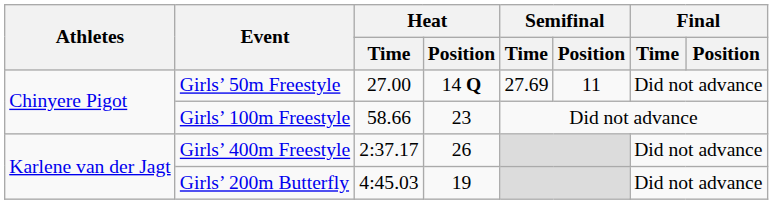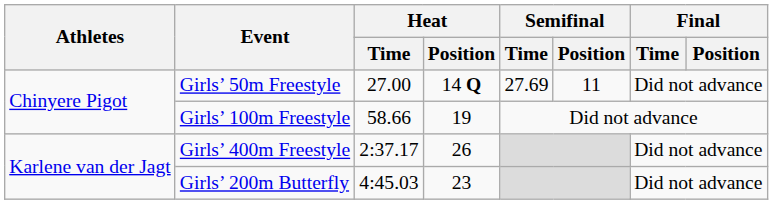(462, 117) 23 -> (462, 117) 19
(462, 182) 19 -> (462, 182) 23
